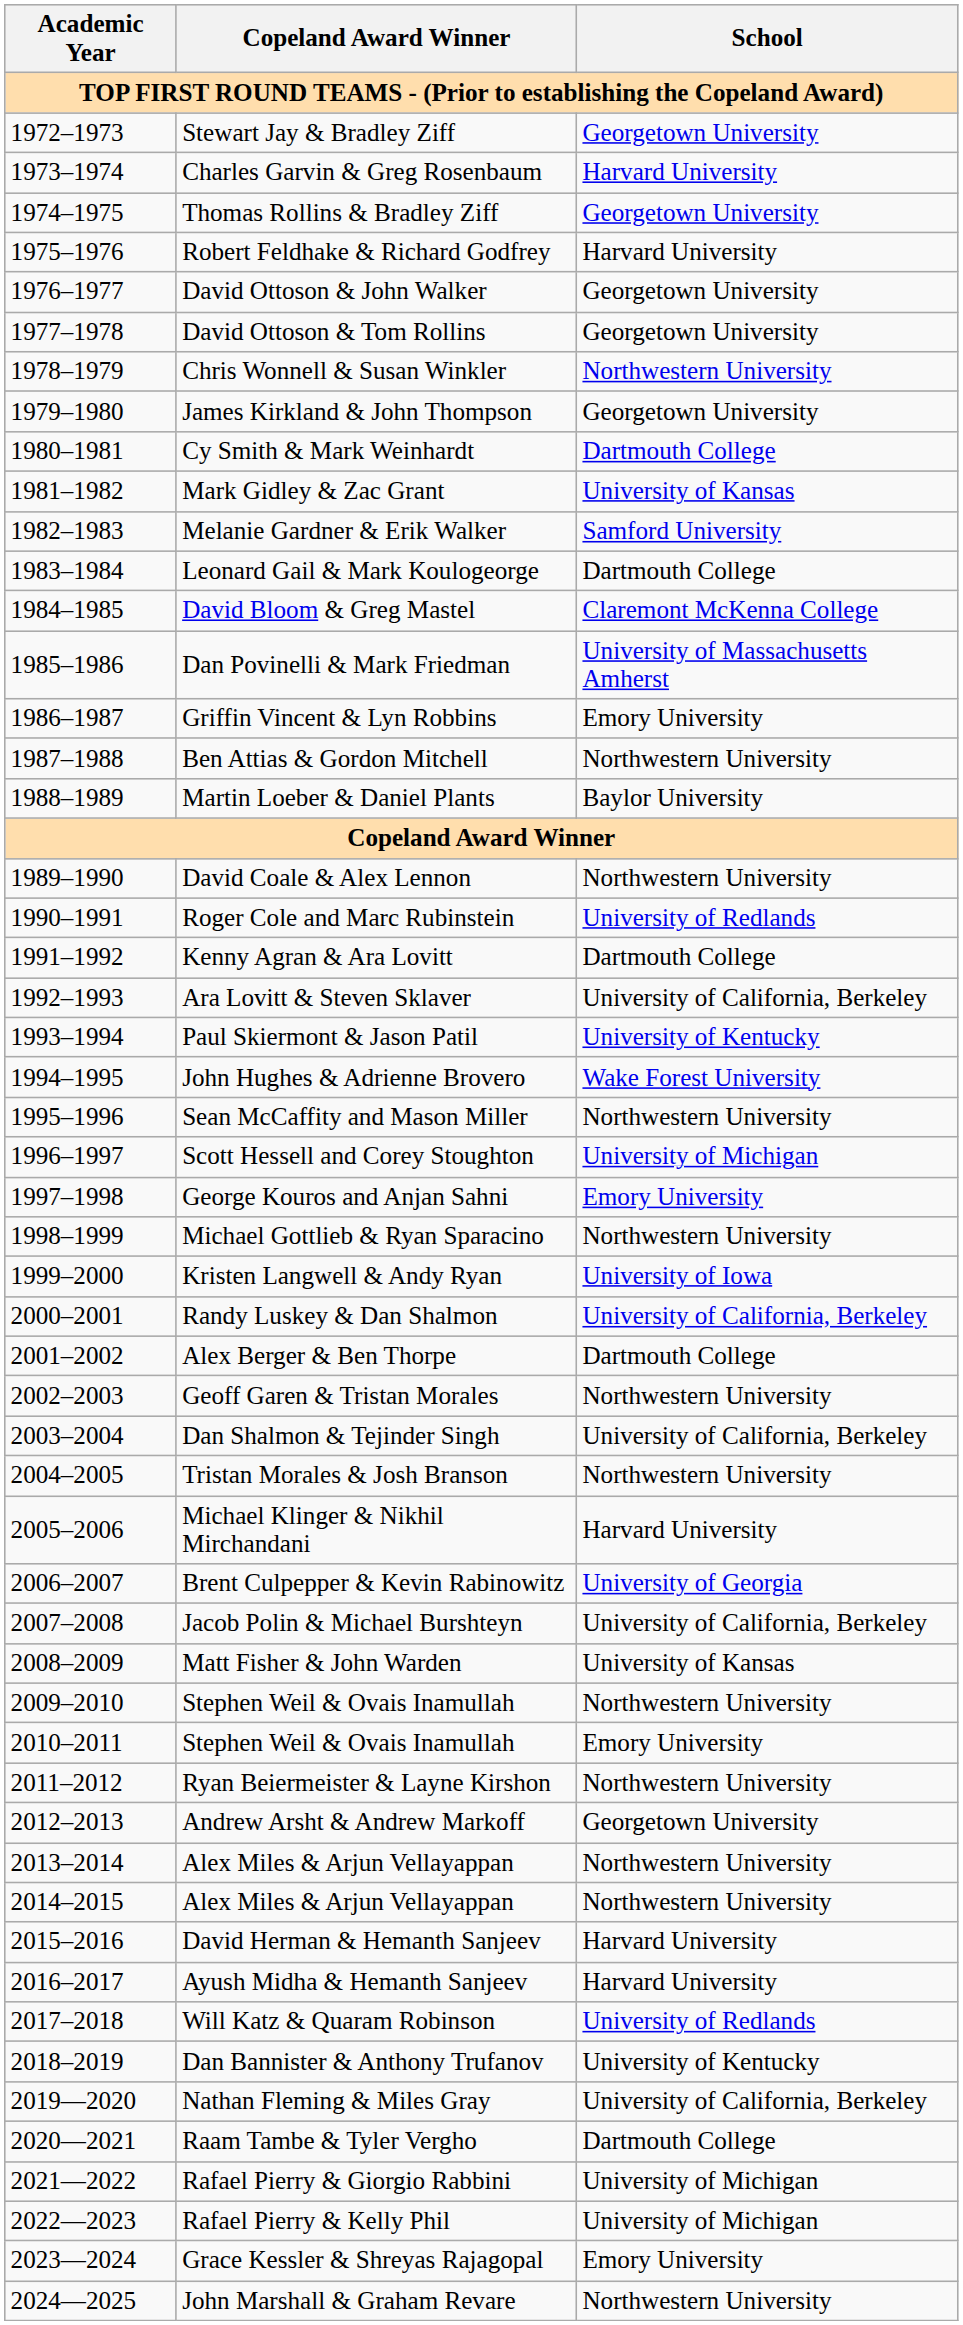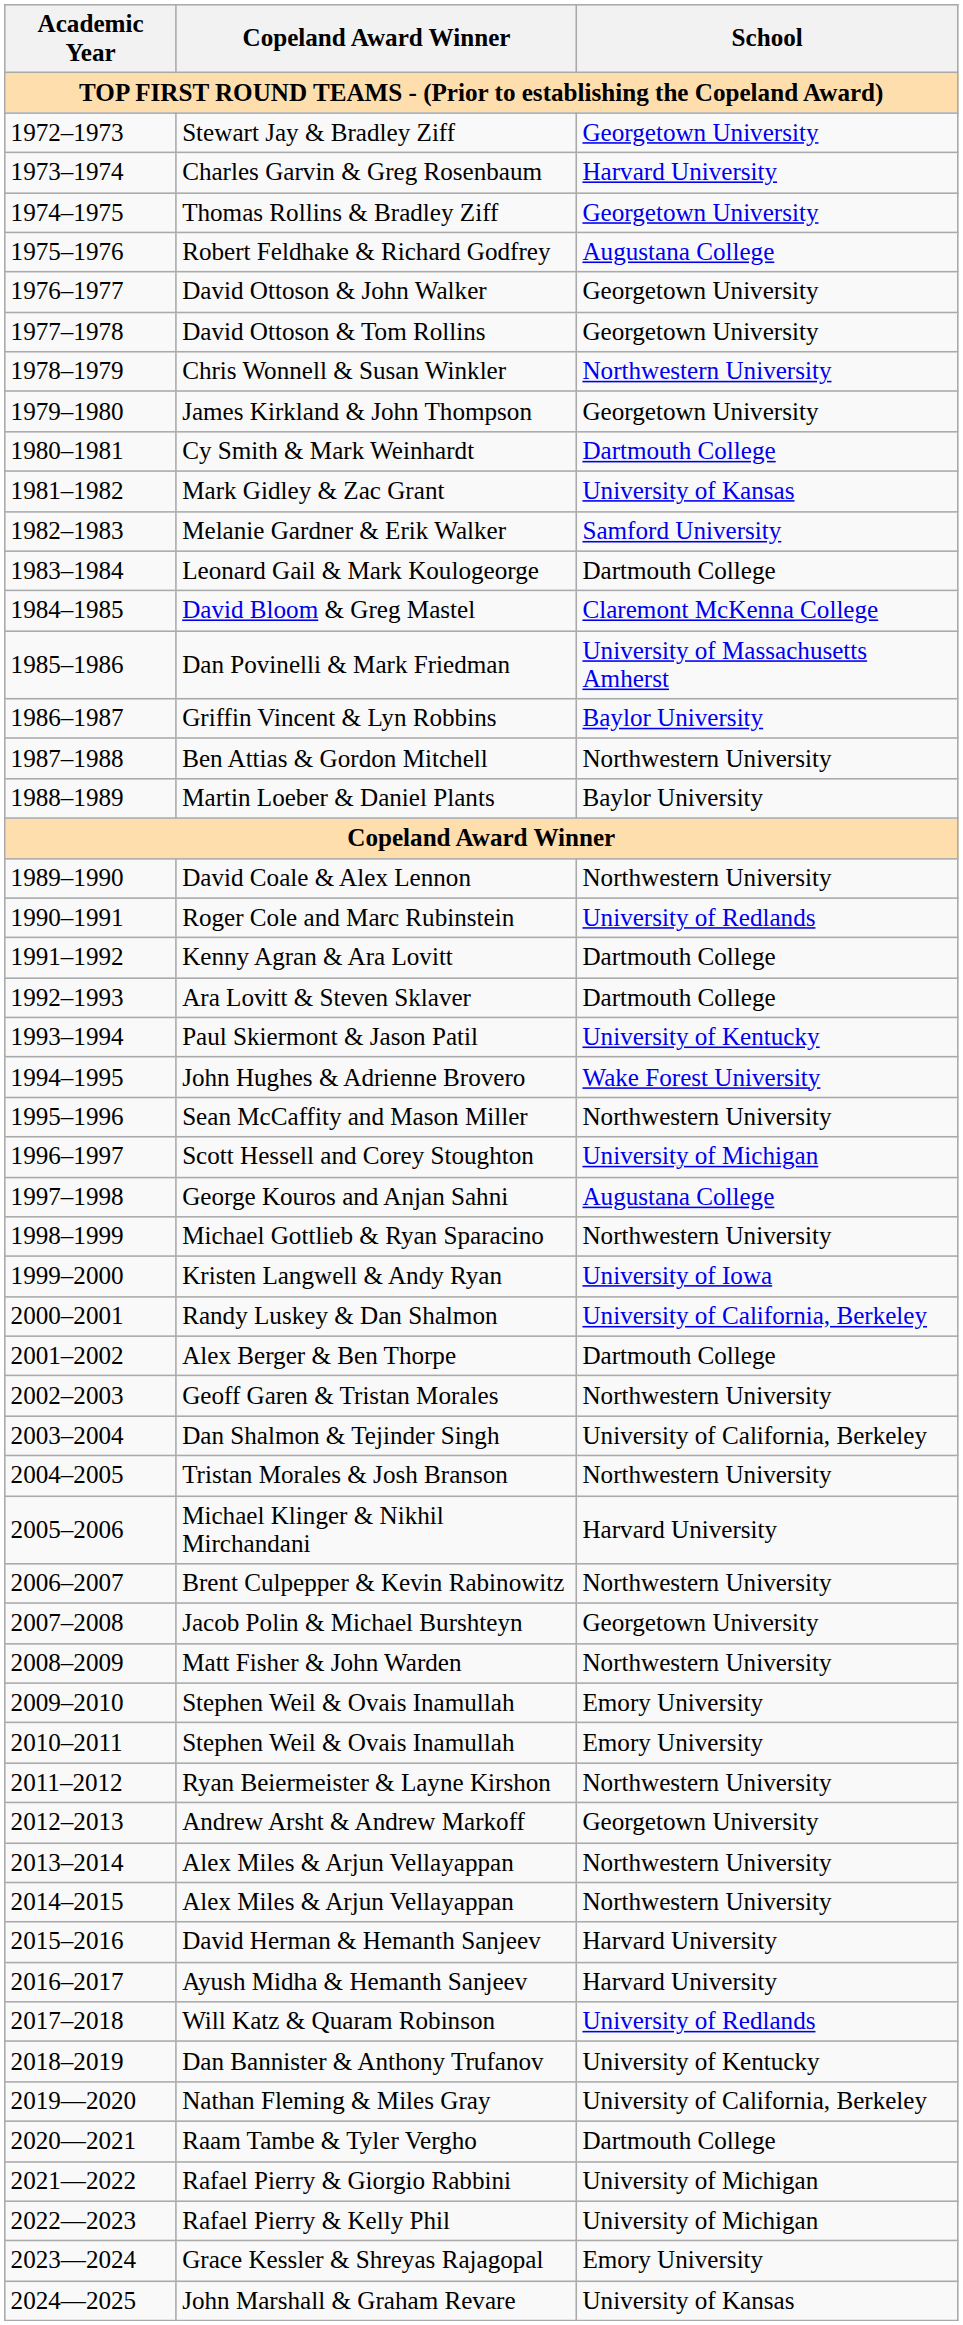(680, 251) Harvard University -> (678, 251) Augustana College
(673, 718) Emory University -> (673, 718) Baylor University
(755, 997) University of California, Berkeley -> (679, 997) Dartmouth College
(673, 1196) Emory University -> (678, 1196) Augustana College
(692, 1583) University of Georgia -> (707, 1583) Northwestern University
(755, 1623) University of California, Berkeley -> (700, 1623) Georgetown University
(688, 1662) University of Kansas -> (707, 1662) Northwestern University
(707, 1702) Northwestern University -> (673, 1702) Emory University
(707, 2300) Northwestern University -> (688, 2300) University of Kansas
